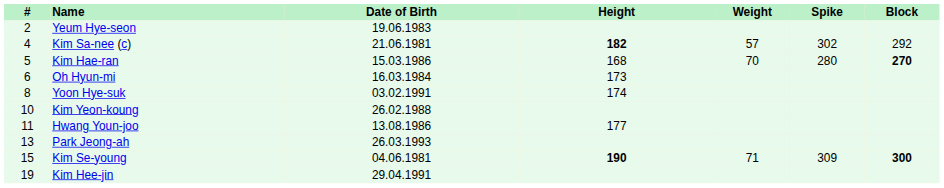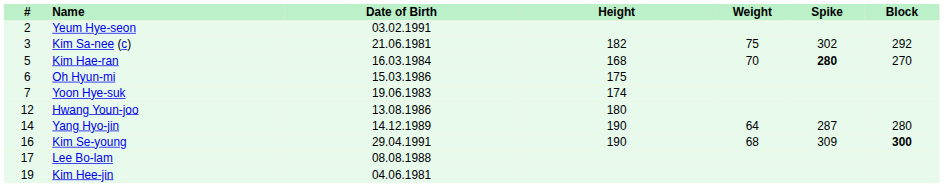(402, 28) 19.06.1983 -> (402, 28) 03.02.1991
(27, 44) 4 -> (27, 44) 3
(617, 44) bold -> (617, 44) normal
(752, 44) 57 -> (752, 44) 75
(402, 61) 15.03.1986 -> (402, 61) 16.03.1984
(827, 61) normal -> (827, 61) bold
(902, 61) bold -> (902, 61) normal
(402, 77) 16.03.1984 -> (402, 77) 15.03.1986
(617, 77) 173 -> (617, 77) 175
(27, 93) 8 -> (27, 93) 7
(402, 93) 03.02.1991 -> (402, 93) 19.06.1983
- row: (95, 109)
(27, 126) 11 -> (27, 109) 12
(617, 126) 177 -> (617, 109) 180
- row: (91, 142)
+ row: (86, 126)
(27, 158) 15 -> (27, 142) 16
(402, 158) 04.06.1981 -> (402, 142) 29.04.1991
(617, 158) bold -> (617, 142) normal
(752, 158) 71 -> (752, 142) 68
+ row: (83, 158)
(402, 175) 29.04.1991 -> (402, 175) 04.06.1981
